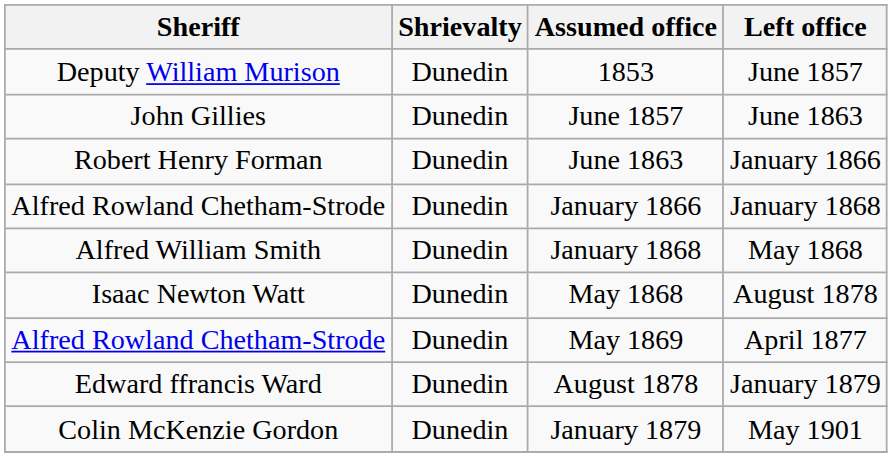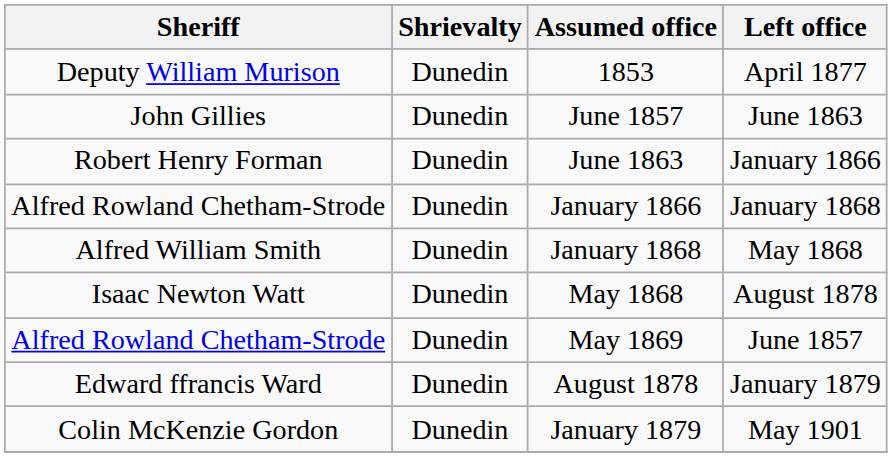(805, 71) June 1857 -> (805, 71) April 1877
(805, 339) April 1877 -> (805, 339) June 1857
